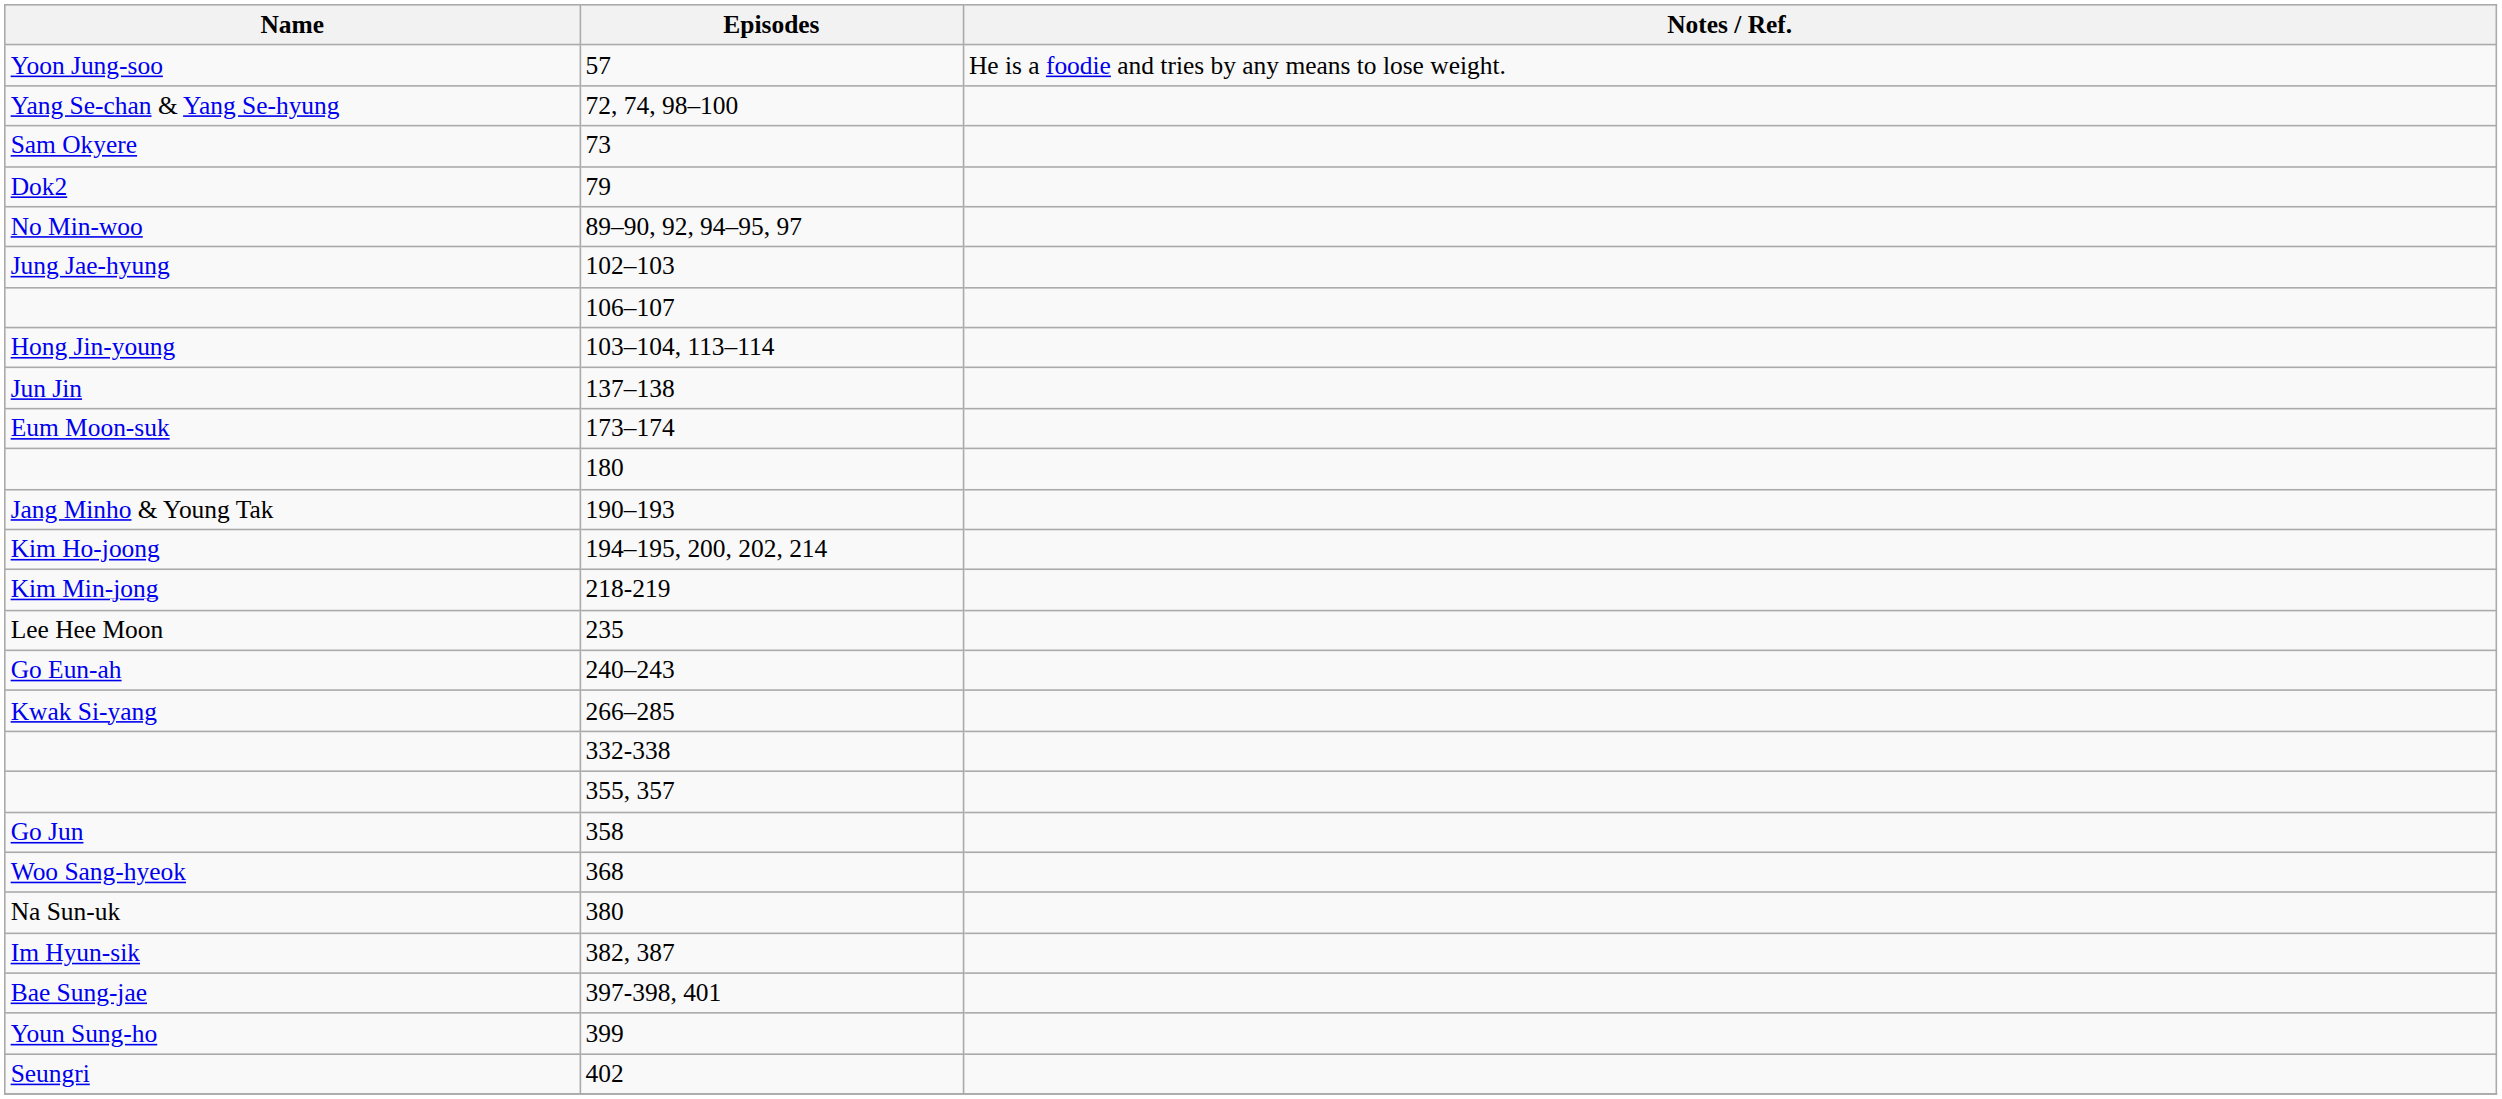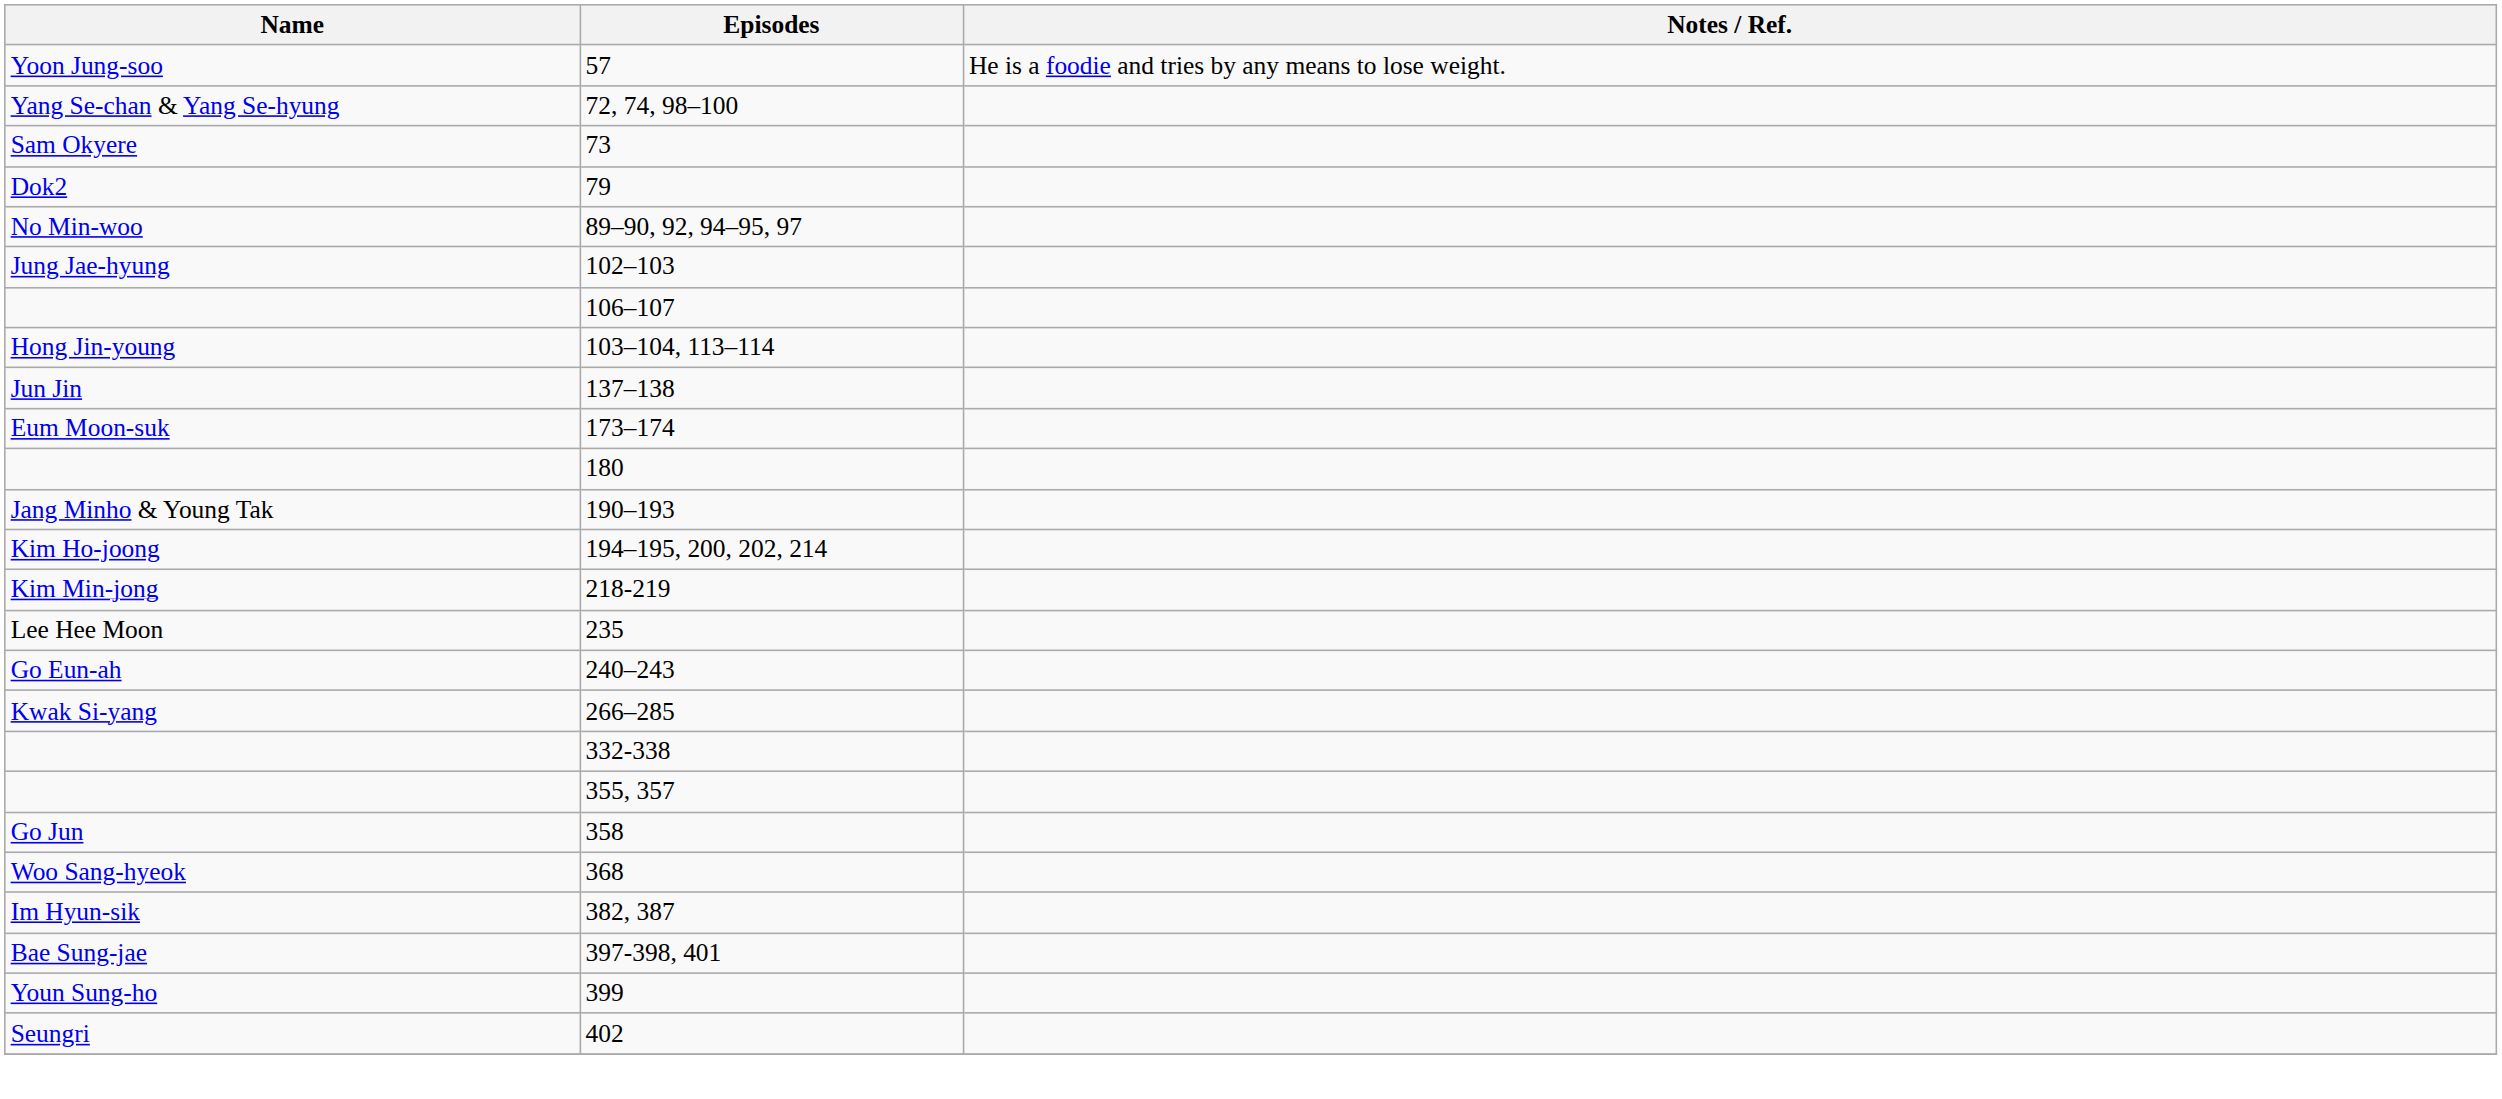- row: (605, 912)
